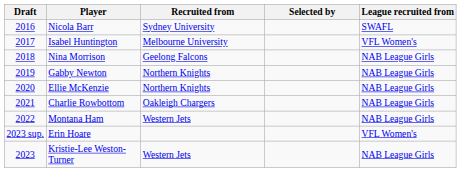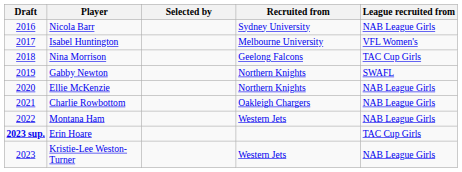columns swapped: (312, 12) <-> (203, 12)
(377, 27) SWAFL -> (399, 27) NAB League Girls
(398, 57) NAB League Girls -> (392, 57) TAC Cup Girls
(398, 73) NAB League Girls -> (378, 73) SWAFL
(25, 133) normal -> (26, 133) bold
(389, 133) VFL Women's -> (392, 133) TAC Cup Girls
